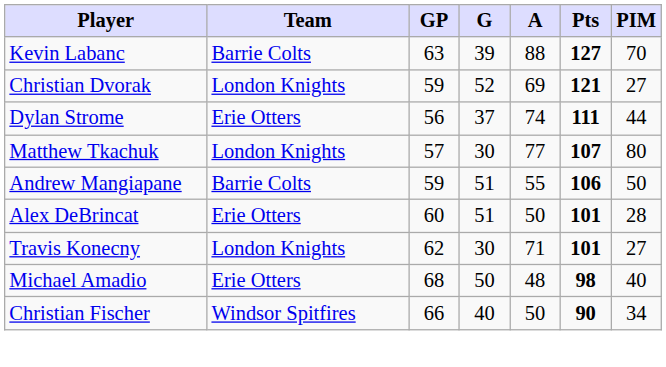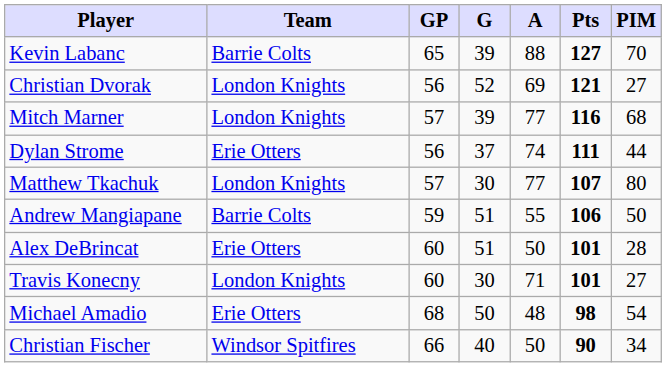(434, 53) 63 -> (434, 53) 65
(434, 85) 59 -> (434, 85) 56
+ row: (67, 118)
(434, 248) 62 -> (434, 280) 60
(636, 280) 40 -> (636, 313) 54
